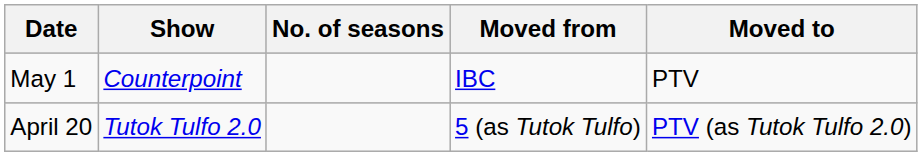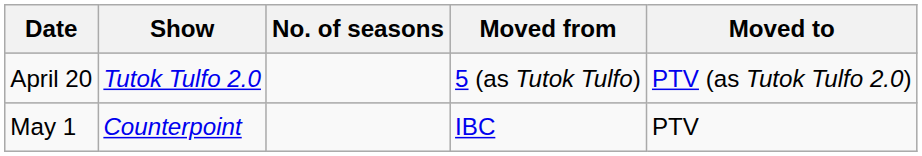rows swapped: (51, 127) <-> (43, 78)
